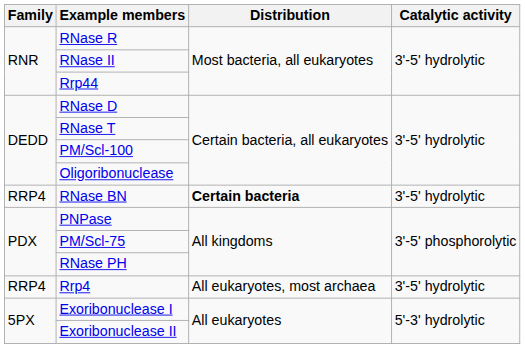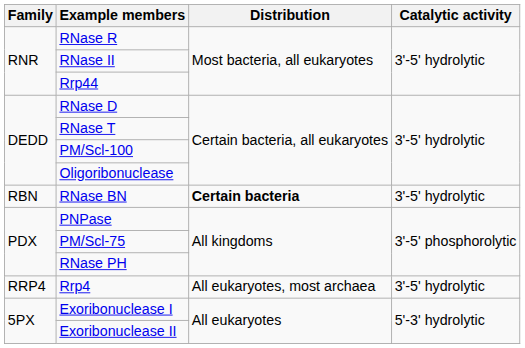(27, 196) RRP4 -> (23, 196) RBN
